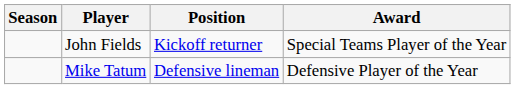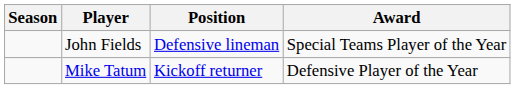(208, 44) Kickoff returner -> (217, 44) Defensive lineman
(217, 70) Defensive lineman -> (208, 70) Kickoff returner
